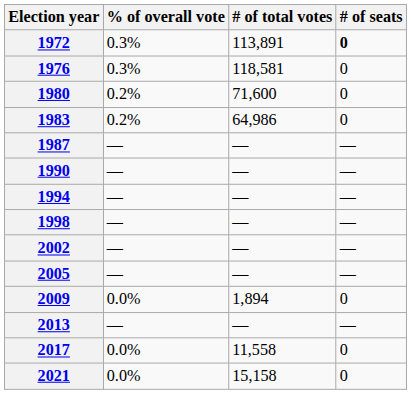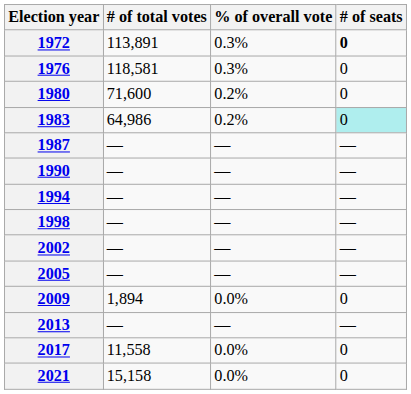columns swapped: (282, 17) <-> (166, 17)
(344, 119) no background -> (344, 119) paleturquoise background
